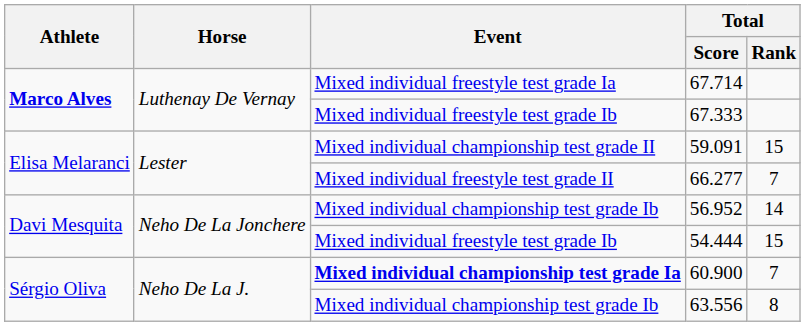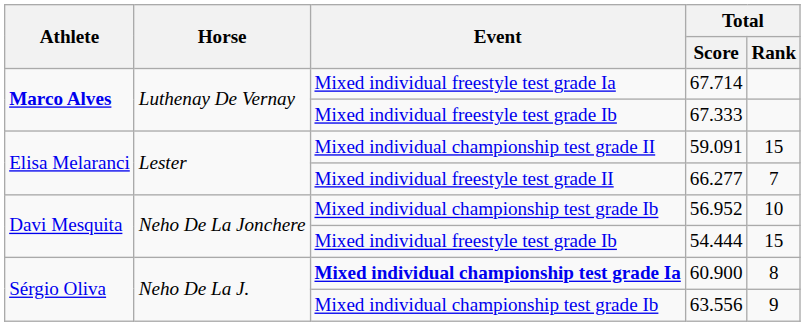(774, 210) 14 -> (774, 210) 10
(774, 273) 7 -> (774, 273) 8
(774, 304) 8 -> (774, 304) 9
